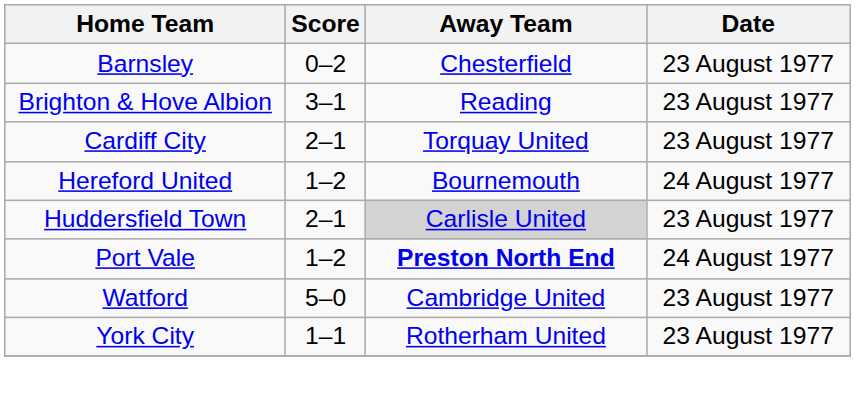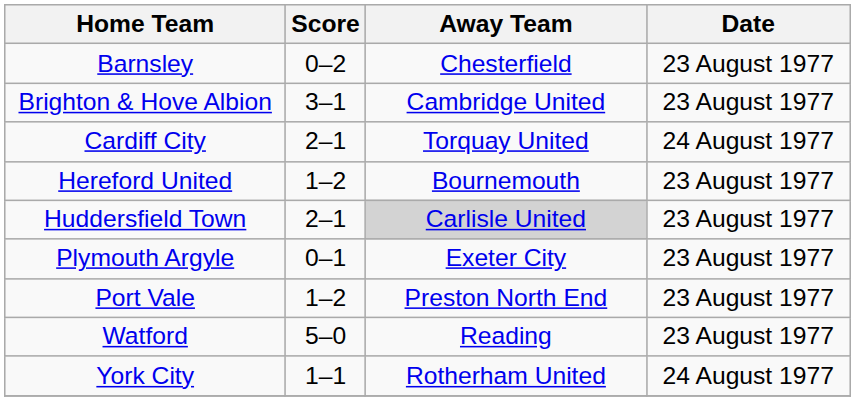(506, 102) Reading -> (506, 102) Cambridge United
(748, 141) 23 August 1977 -> (748, 141) 24 August 1977
(748, 180) 24 August 1977 -> (748, 180) 23 August 1977
+ row: (145, 258)
(506, 258) bold -> (506, 297) normal
(748, 258) 24 August 1977 -> (748, 297) 23 August 1977
(506, 297) Cambridge United -> (506, 336) Reading
(748, 336) 23 August 1977 -> (748, 375) 24 August 1977
